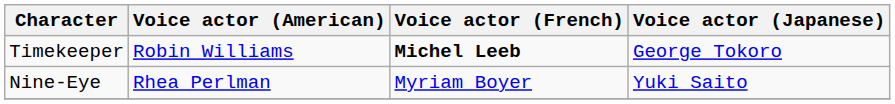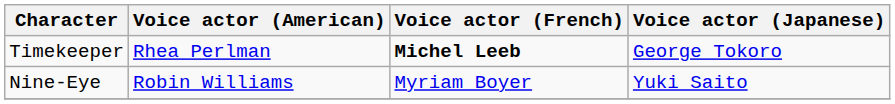(213, 51) Robin Williams -> (202, 51) Rhea Perlman
(202, 83) Rhea Perlman -> (213, 83) Robin Williams
